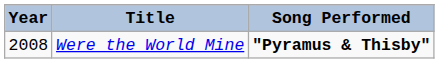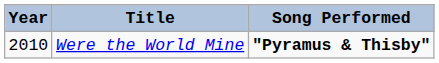(28, 45) 2008 -> (28, 45) 2010
